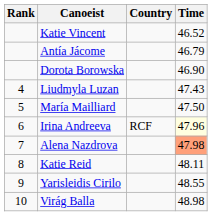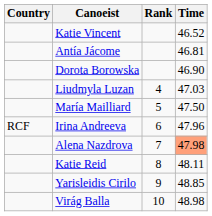columns swapped: (21, 13) <-> (151, 13)
(191, 51) 46.79 -> (191, 51) 46.81
(191, 88) 47.43 -> (191, 88) 47.03
(191, 126) lightyellow background -> (191, 126) no background
(191, 182) 48.55 -> (191, 182) 48.85
